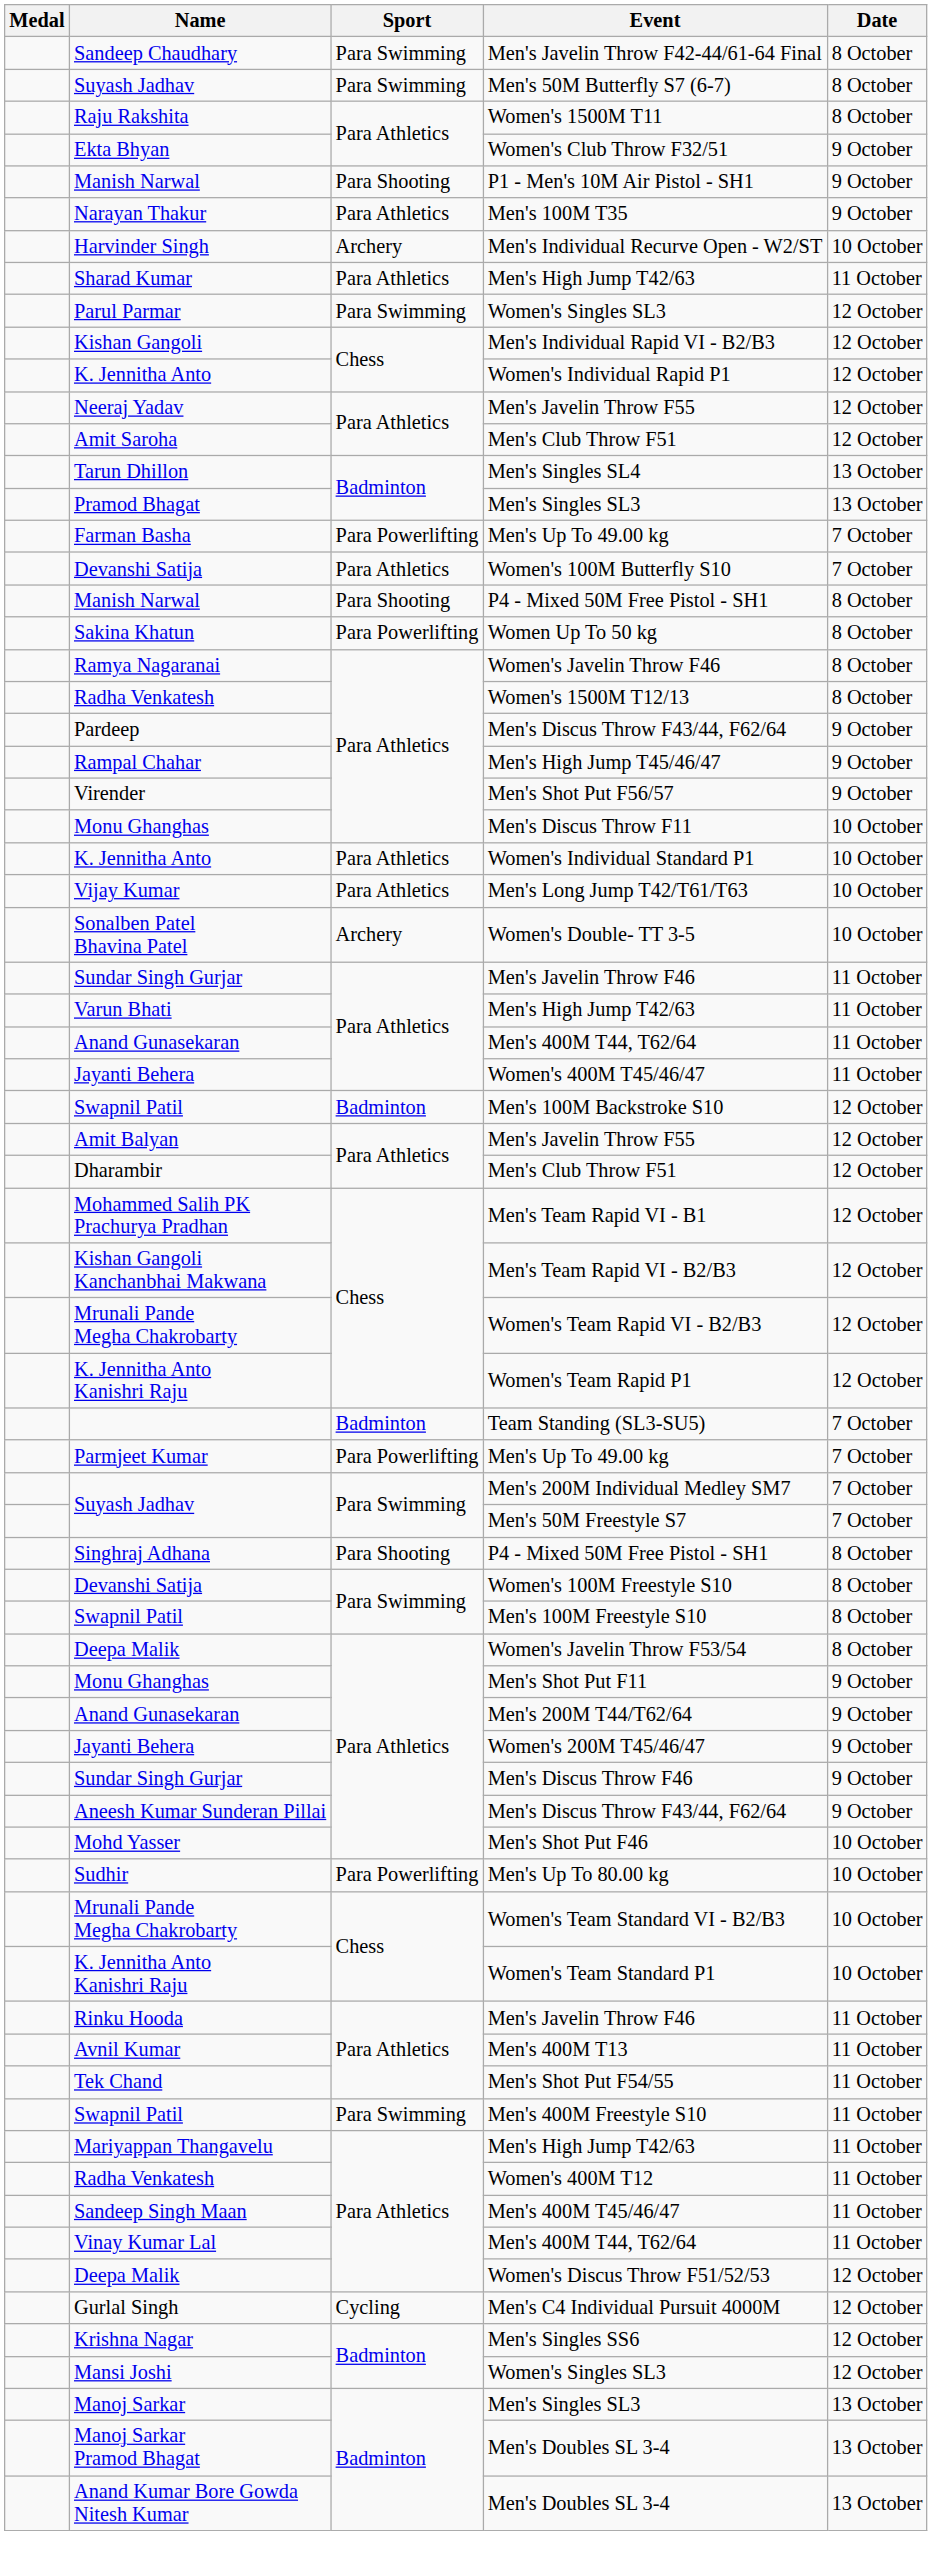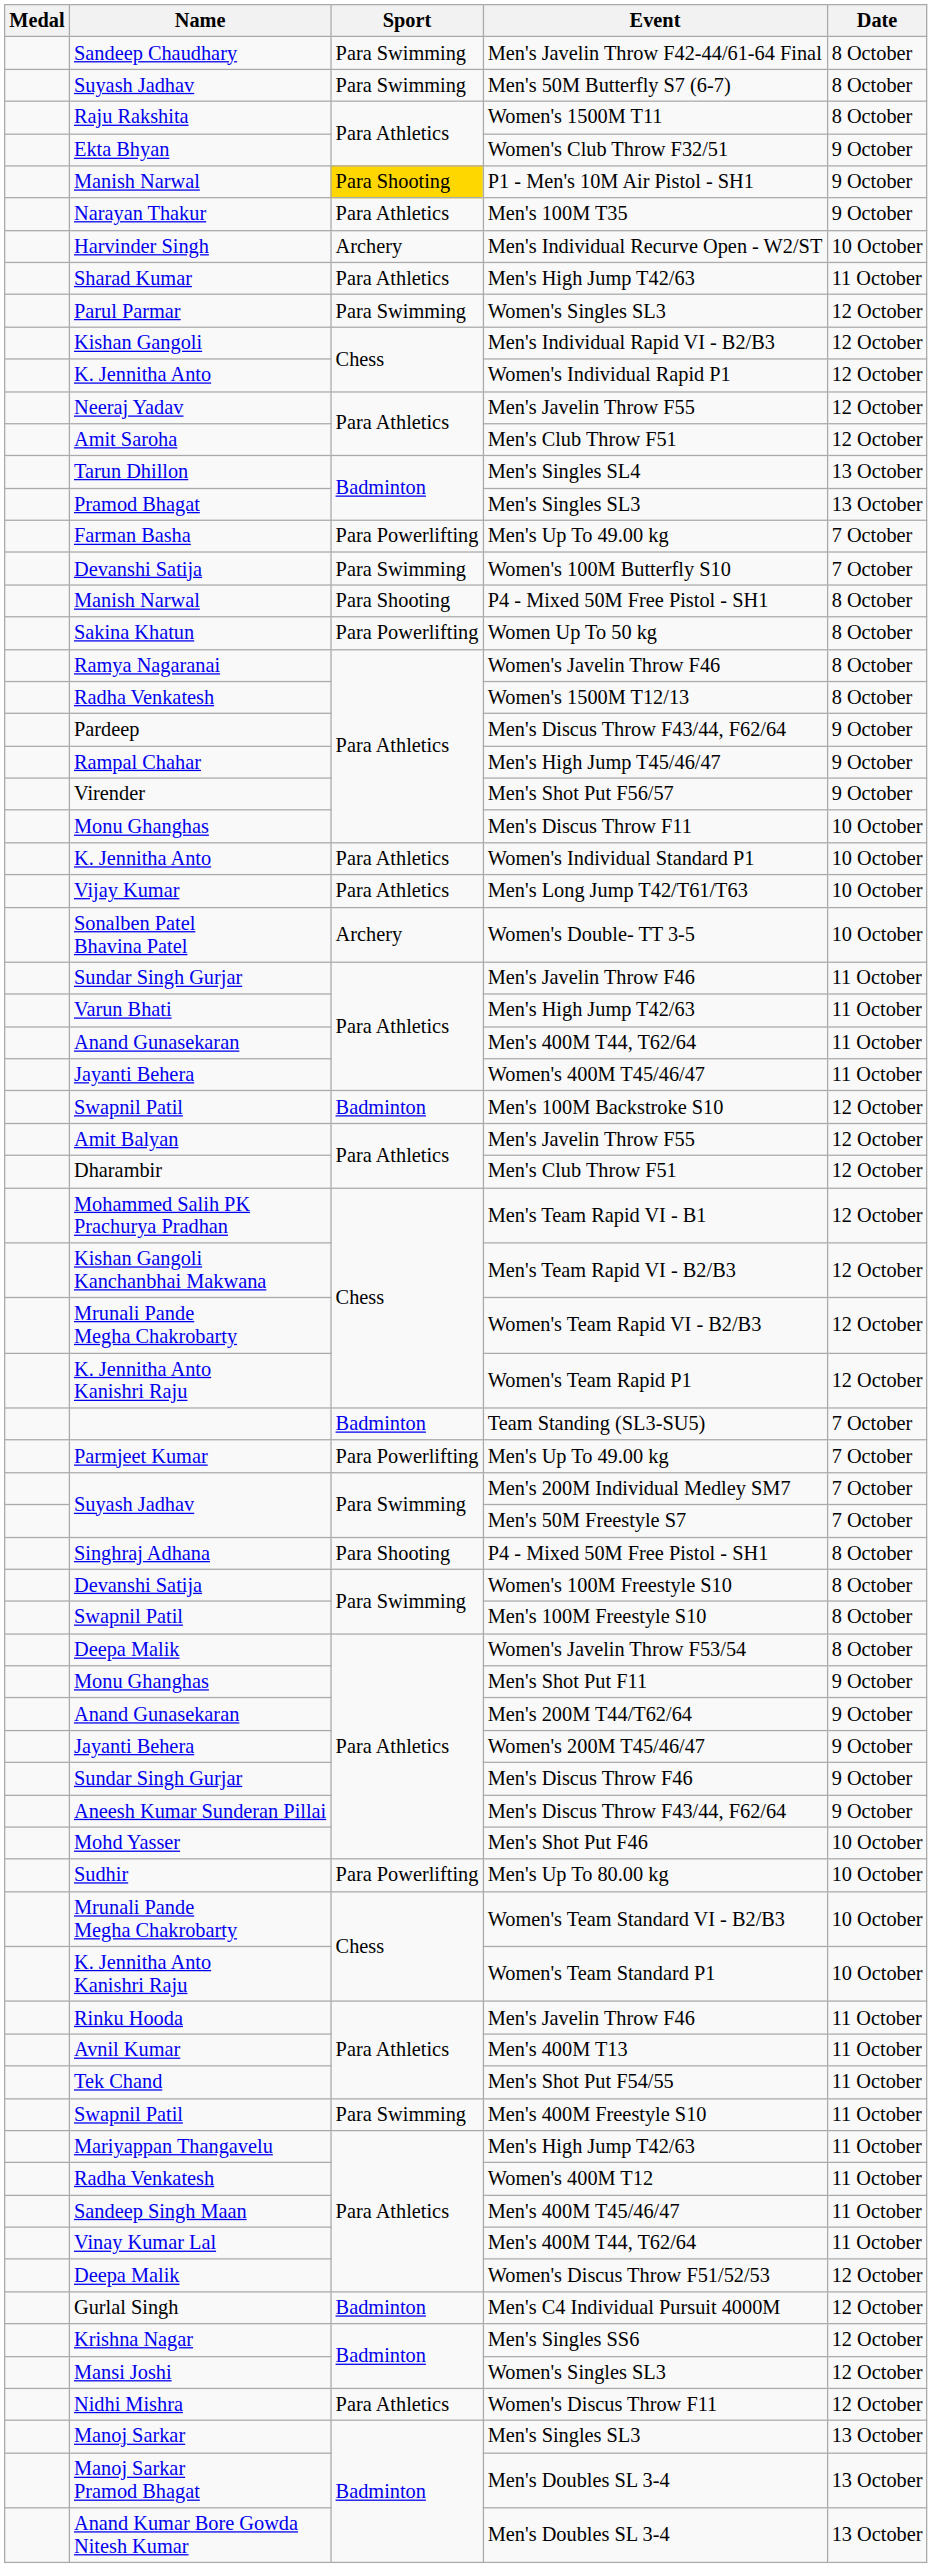(393, 181) no background -> (393, 181) gold background
(392, 568) Para Athletics -> (401, 568) Para Swimming
(368, 2307) Cycling -> (381, 2307) Badminton
+ row: (128, 2404)
